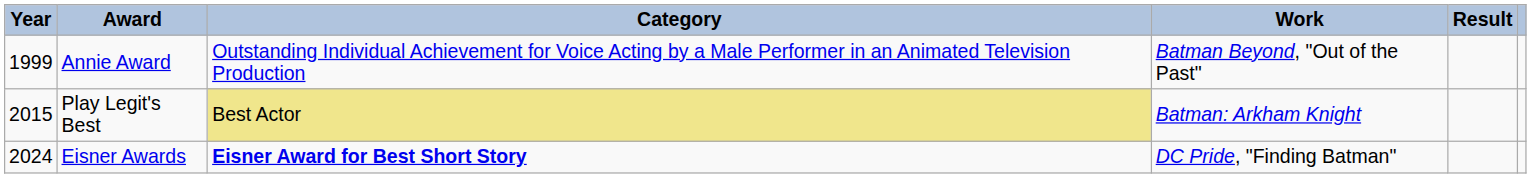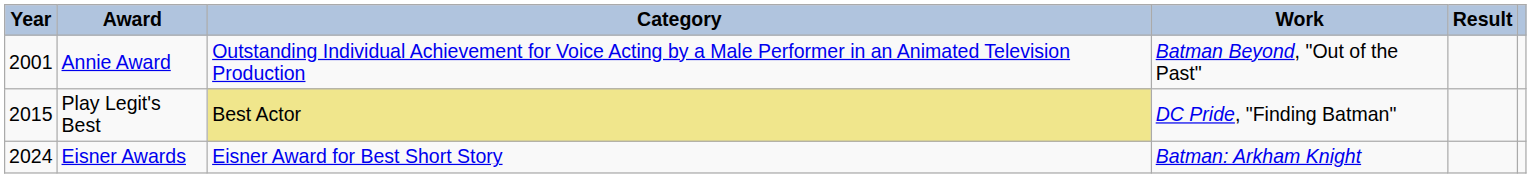(31, 61) 1999 -> (31, 61) 2001
(1258, 114) Batman: Arkham Knight -> (1276, 114) DC Pride, "Finding Batman"
(369, 156) bold -> (357, 156) normal
(1276, 156) DC Pride, "Finding Batman" -> (1258, 156) Batman: Arkham Knight
